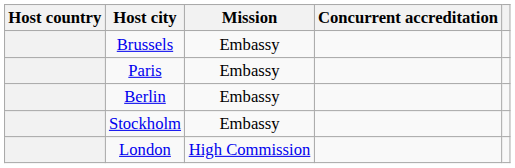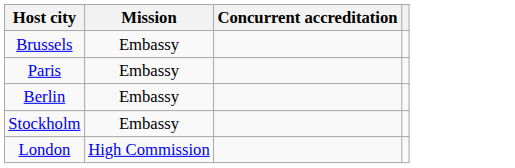- column: (55, 17)
